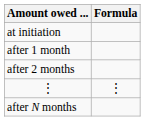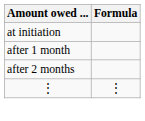- row: (42, 107)
